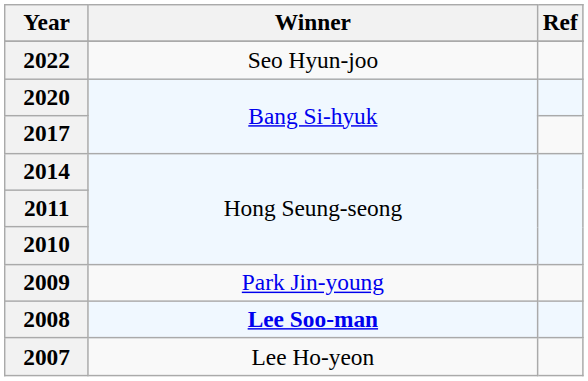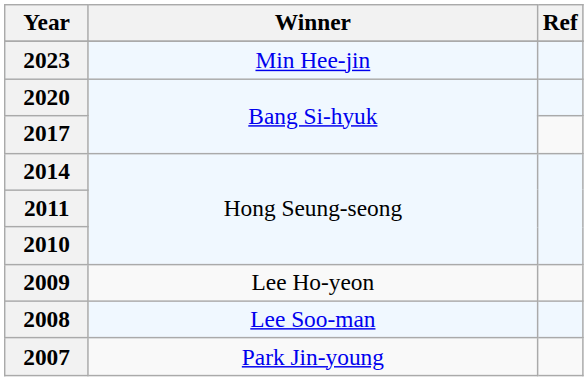+ row: (47, 60)
- row: (47, 60)
(313, 282) Park Jin-young -> (313, 282) Lee Ho-yeon
(313, 319) bold -> (313, 319) normal
(313, 356) Lee Ho-yeon -> (313, 356) Park Jin-young
